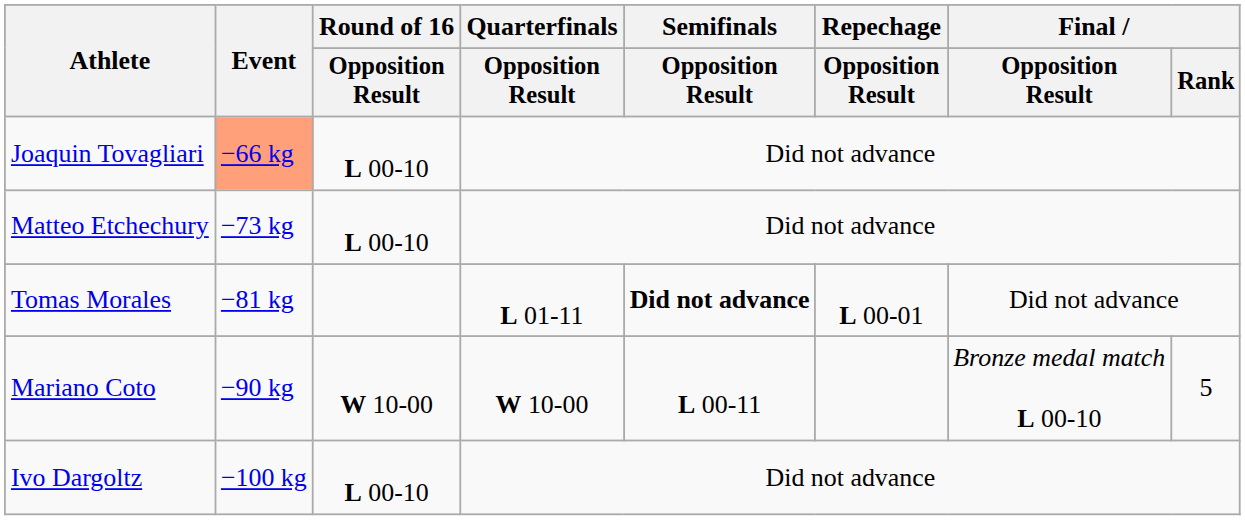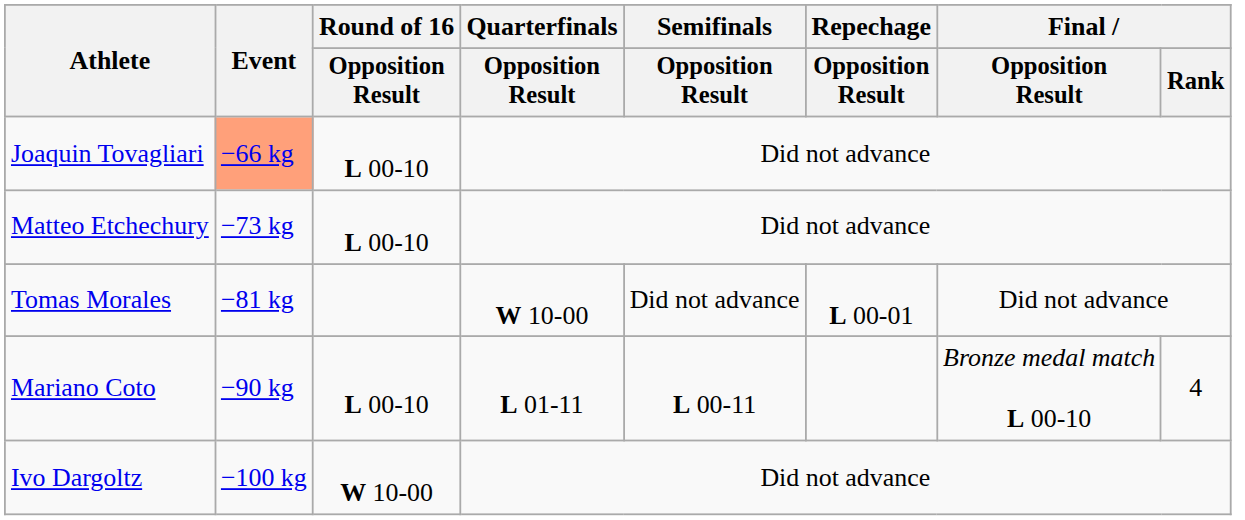(542, 315) L 01-11 -> (542, 315) W 10-00
(720, 300) bold -> (715, 300) normal
(387, 404) W 10-00 -> (387, 404) L 00-10
(542, 404) W 10-00 -> (542, 404) L 01-11
(1206, 388) 5 -> (1196, 388) 4
(387, 492) L 00-10 -> (387, 492) W 10-00
